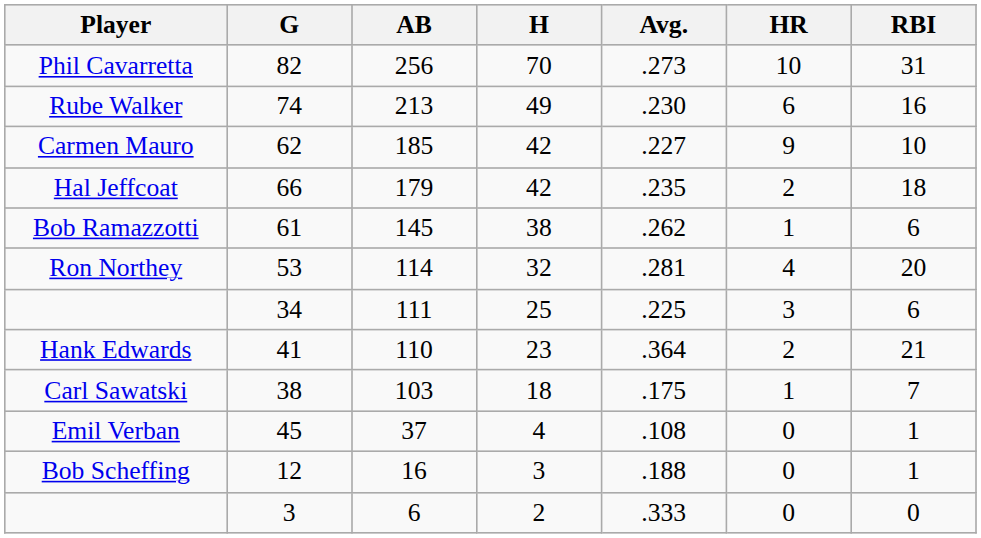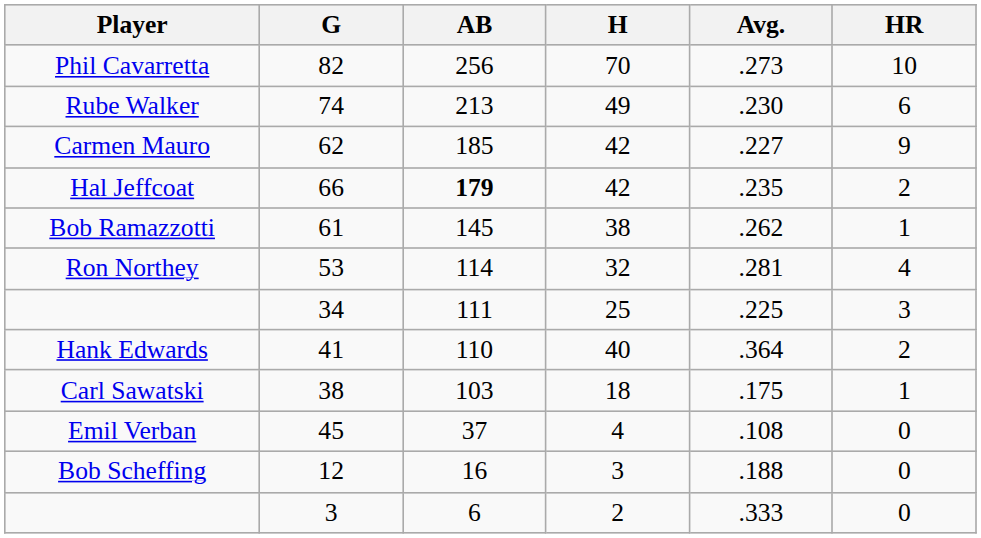- column: (914, 24)
(414, 187) normal -> (474, 187) bold
(539, 349) 23 -> (618, 349) 40
